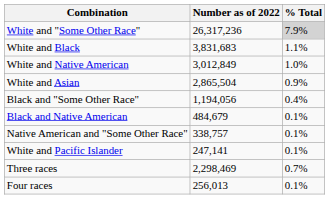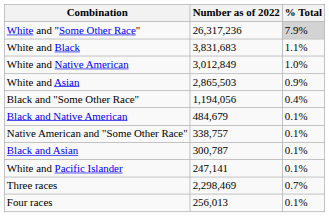(214, 82) 2,865,504 -> (214, 82) 2,865,503
+ row: (43, 151)
